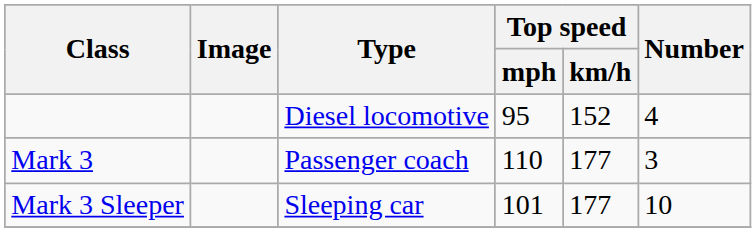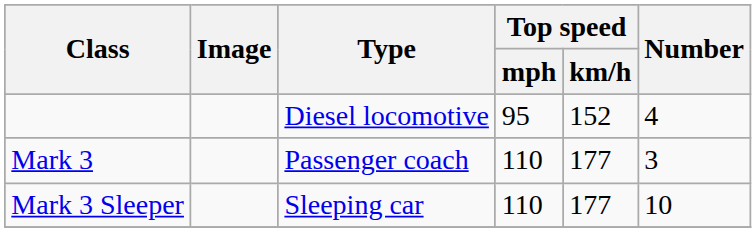(523, 204) 101 -> (522, 204) 110
